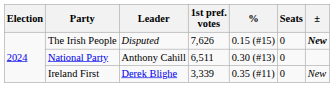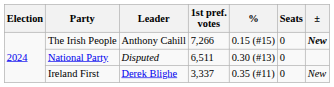(140, 40) Disputed -> (154, 40) Anthony Cahill
(202, 40) 7,626 -> (202, 40) 7,266
(154, 57) Anthony Cahill -> (140, 57) Disputed
(202, 73) 3,339 -> (202, 73) 3,337
